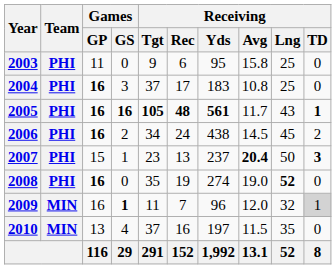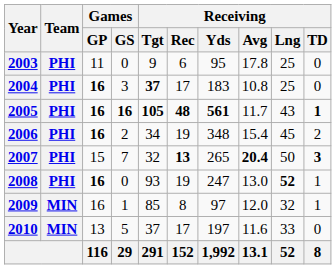(255, 63) 15.8 -> (255, 63) 17.8
(153, 87) normal -> (153, 87) bold
(183, 134) 24 -> (183, 134) 19
(218, 134) 438 -> (218, 134) 348
(255, 134) 14.5 -> (255, 134) 15.4
(125, 157) 1 -> (125, 157) 7
(153, 157) 23 -> (153, 157) 32
(183, 157) normal -> (183, 157) bold
(218, 157) 237 -> (218, 157) 265
(153, 181) 35 -> (153, 181) 93
(218, 181) 274 -> (218, 181) 247
(255, 181) 19.0 -> (255, 181) 13.0
(318, 181) 0 -> (318, 181) 1
(125, 205) bold -> (125, 205) normal
(153, 205) 11 -> (153, 205) 85
(183, 205) 7 -> (183, 205) 8
(218, 205) 96 -> (218, 205) 97
(318, 205) lightgrey background -> (318, 205) no background
(125, 228) 4 -> (125, 228) 5
(183, 228) 16 -> (183, 228) 17
(255, 228) 11.5 -> (255, 228) 11.6
(288, 228) 35 -> (288, 228) 33
